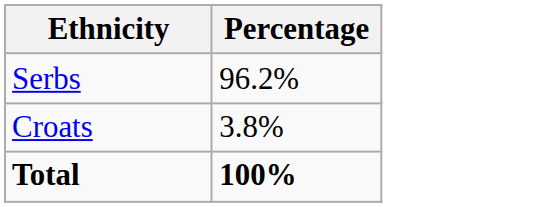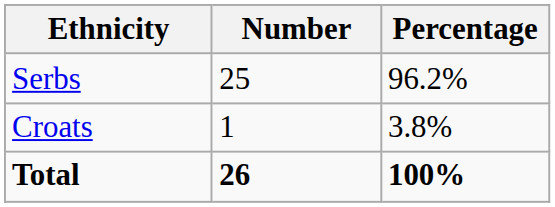+ column: (297, 28)
